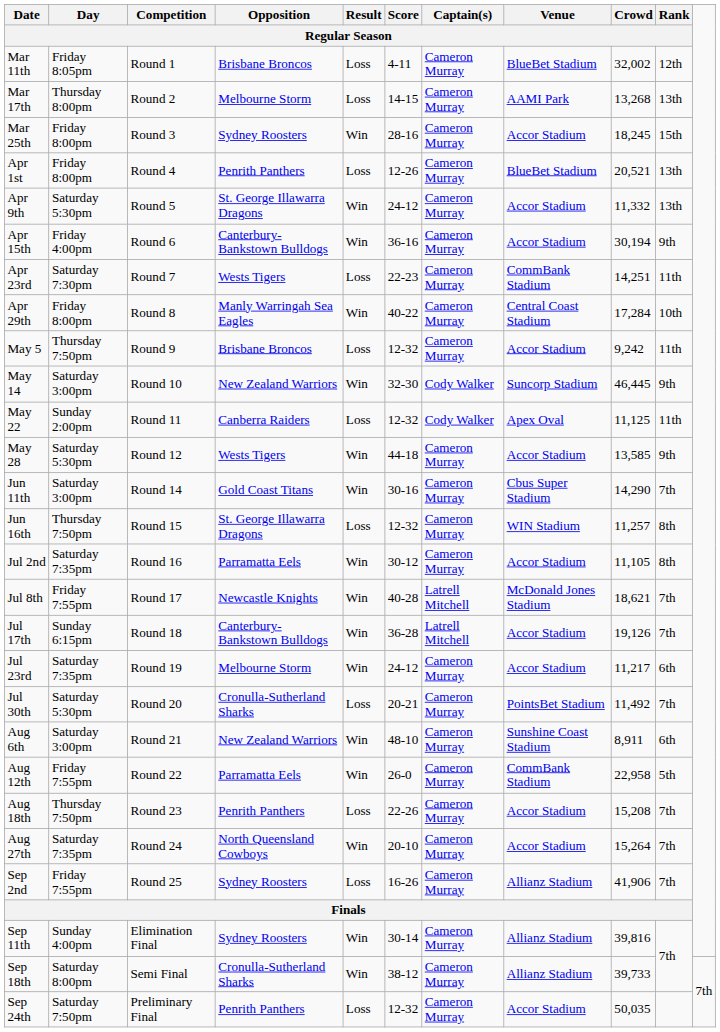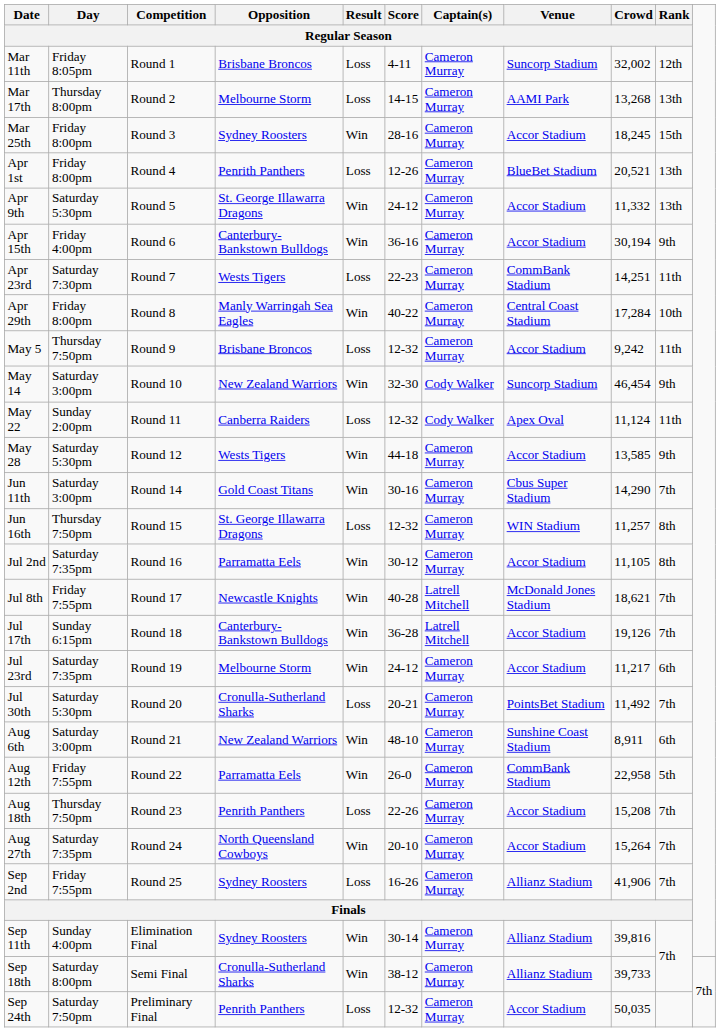(552, 63) BlueBet Stadium -> (552, 63) Suncorp Stadium
(632, 384) 46,445 -> (632, 384) 46,454
(632, 419) 11,125 -> (632, 419) 11,124
